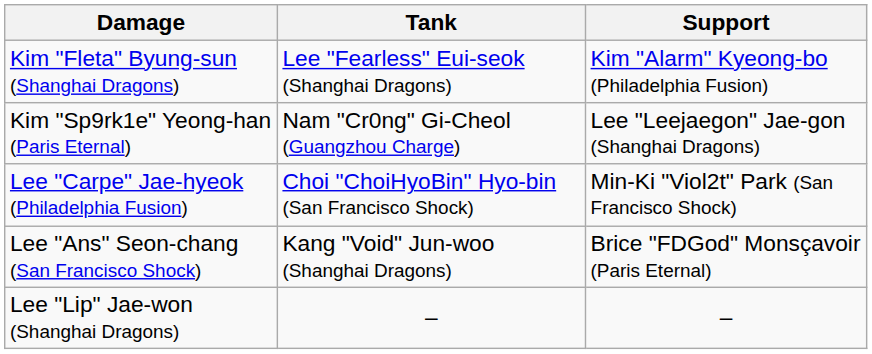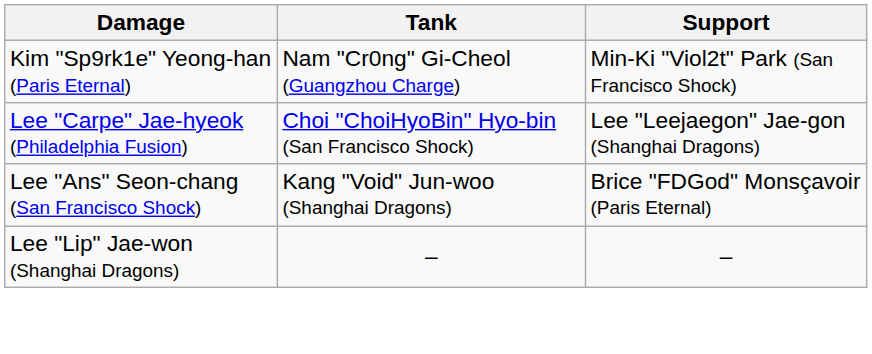- row: (123, 71)
(718, 132) Lee "Leejaegon" Jae-gon (Shanghai Dragons) -> (712, 71) Min-Ki "Viol2t" Park (San Francisco Shock)
(712, 194) Min-Ki "Viol2t" Park (San Francisco Shock) -> (718, 132) Lee "Leejaegon" Jae-gon (Shanghai Dragons)
